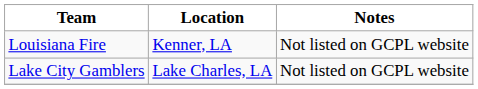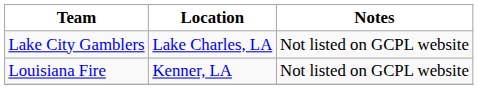rows swapped: (77, 71) <-> (57, 44)
